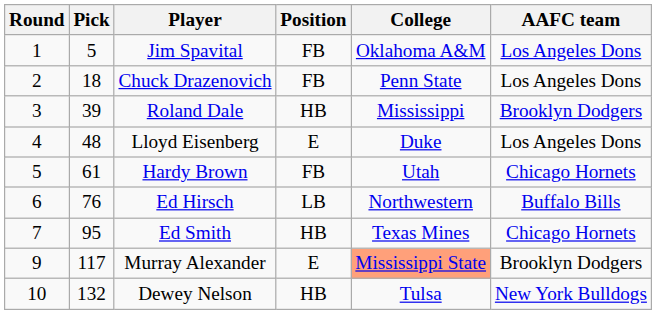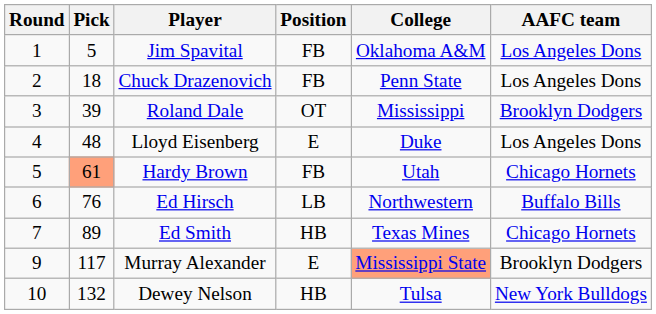(313, 111) HB -> (313, 111) OT
(92, 171) no background -> (92, 171) lightsalmon background
(92, 232) 95 -> (92, 232) 89
